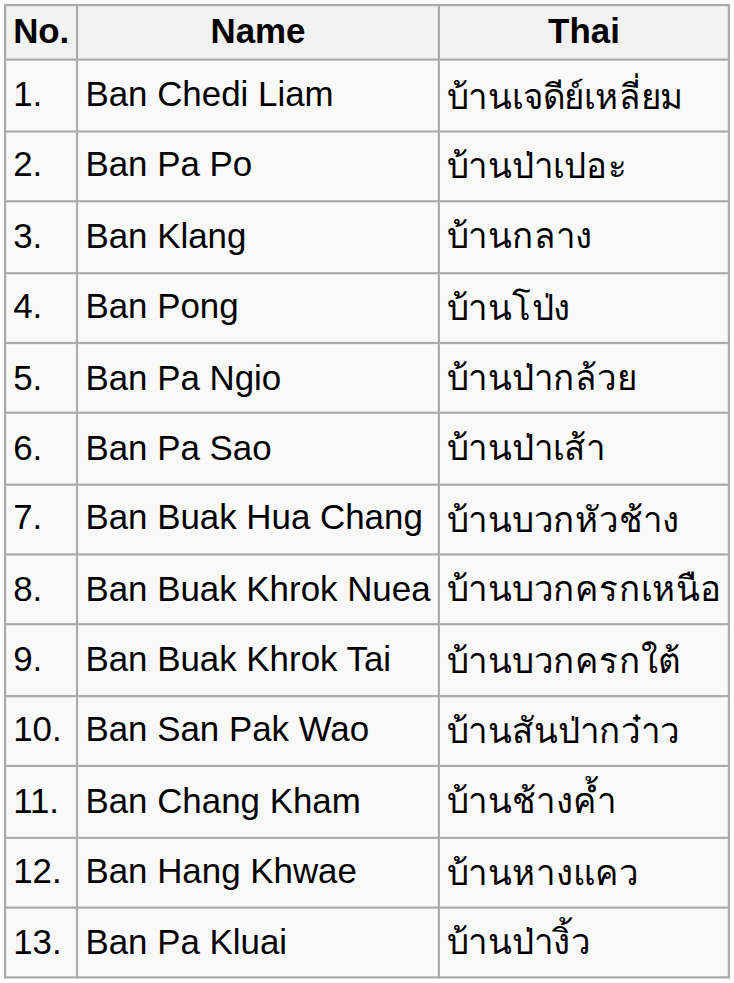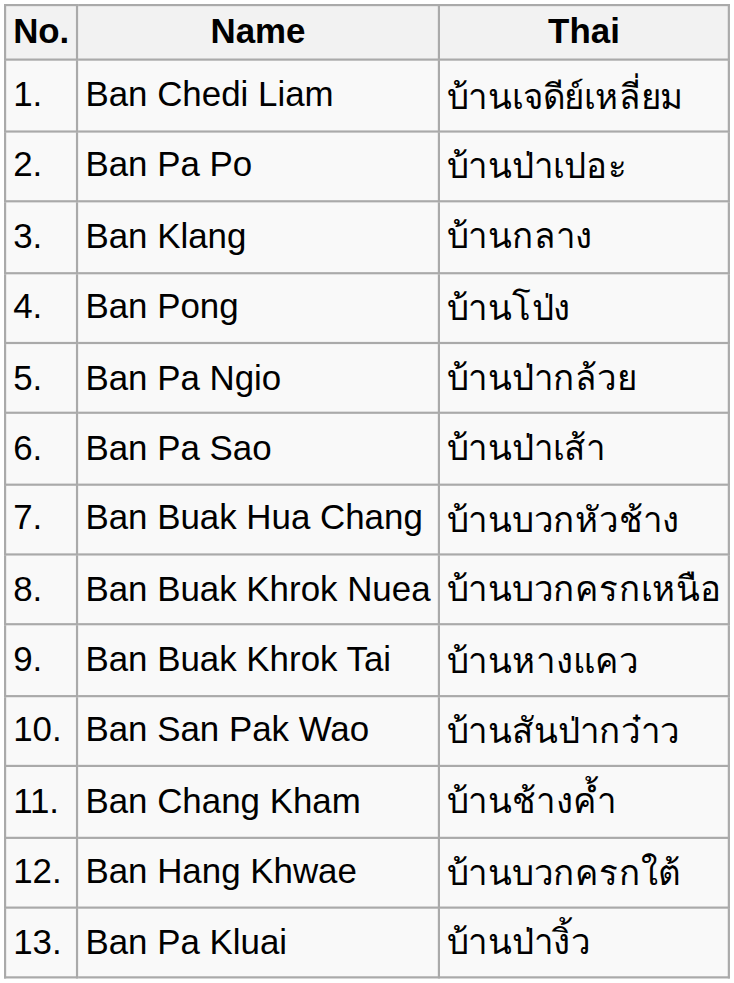(563, 660) บ้านบวกครกใต้ -> (543, 660) บ้านหางแคว
(543, 872) บ้านหางแคว -> (563, 872) บ้านบวกครกใต้
